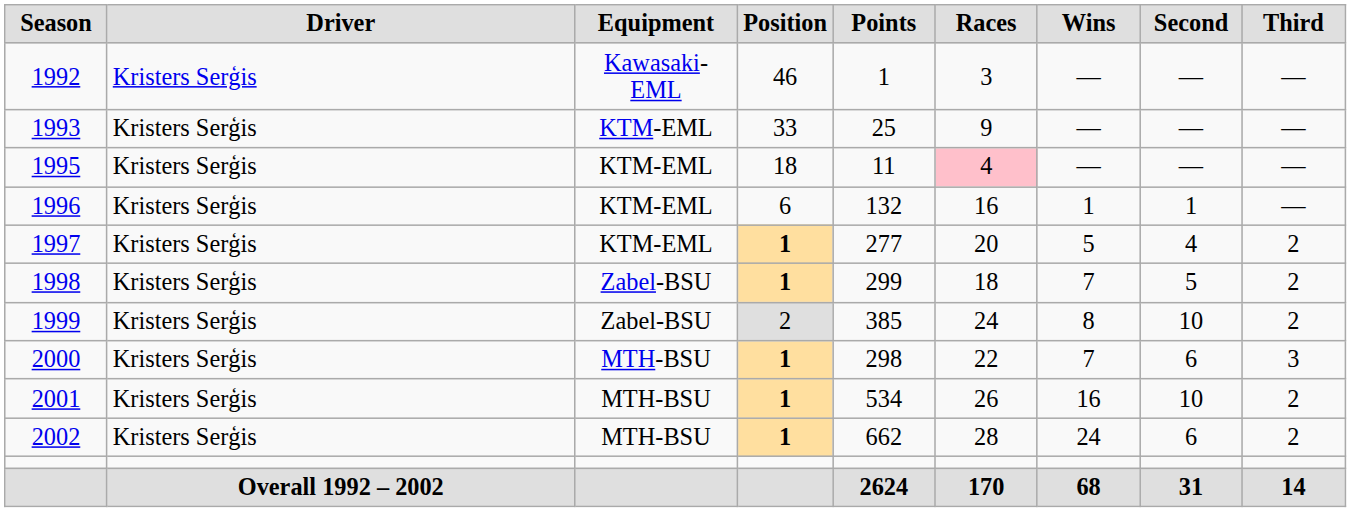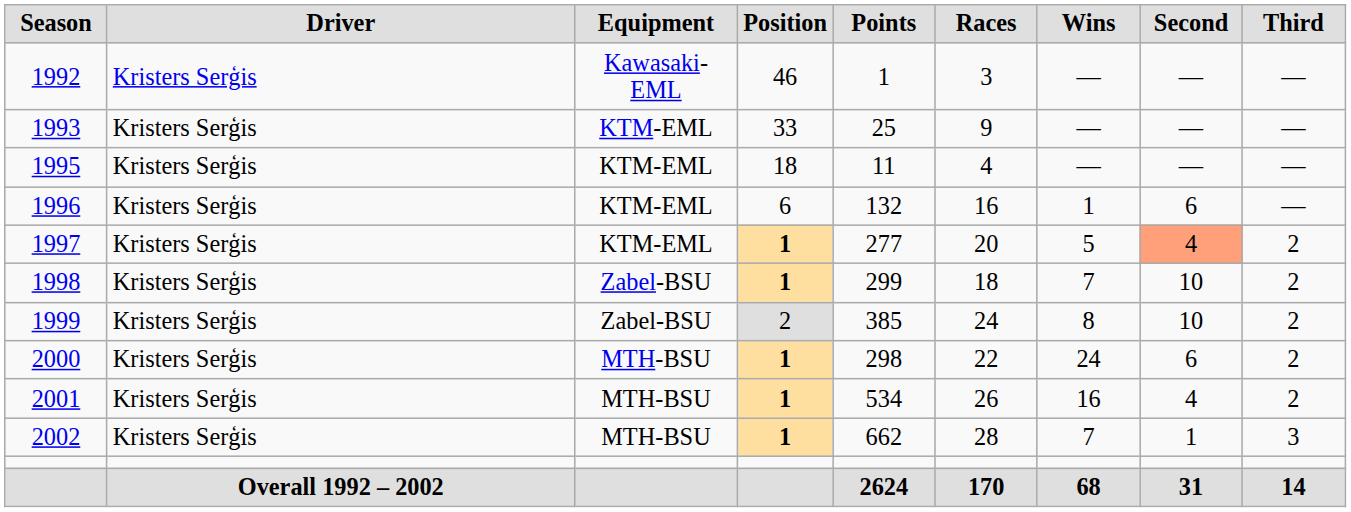(986, 166) pink background -> (986, 166) no background
(1191, 205) 1 -> (1191, 205) 6
(1191, 243) no background -> (1191, 243) lightsalmon background
(1191, 282) 5 -> (1191, 282) 10
(1089, 359) 7 -> (1089, 359) 24
(1293, 359) 3 -> (1293, 359) 2
(1191, 398) 10 -> (1191, 398) 4
(1089, 436) 24 -> (1089, 436) 7
(1191, 436) 6 -> (1191, 436) 1
(1293, 436) 2 -> (1293, 436) 3
